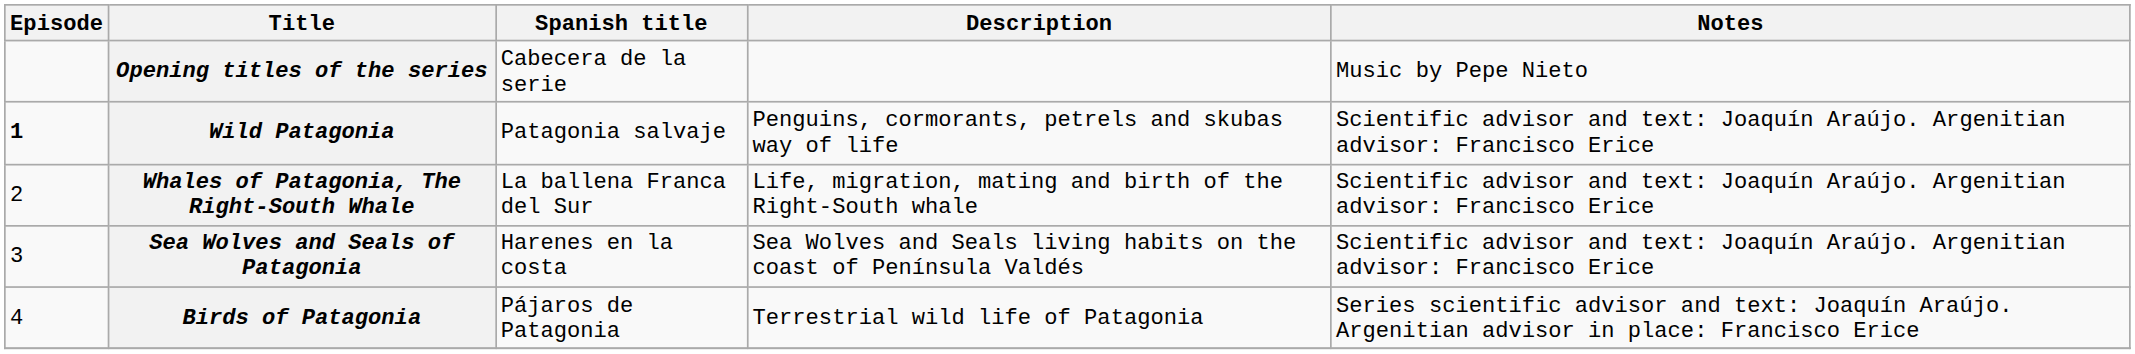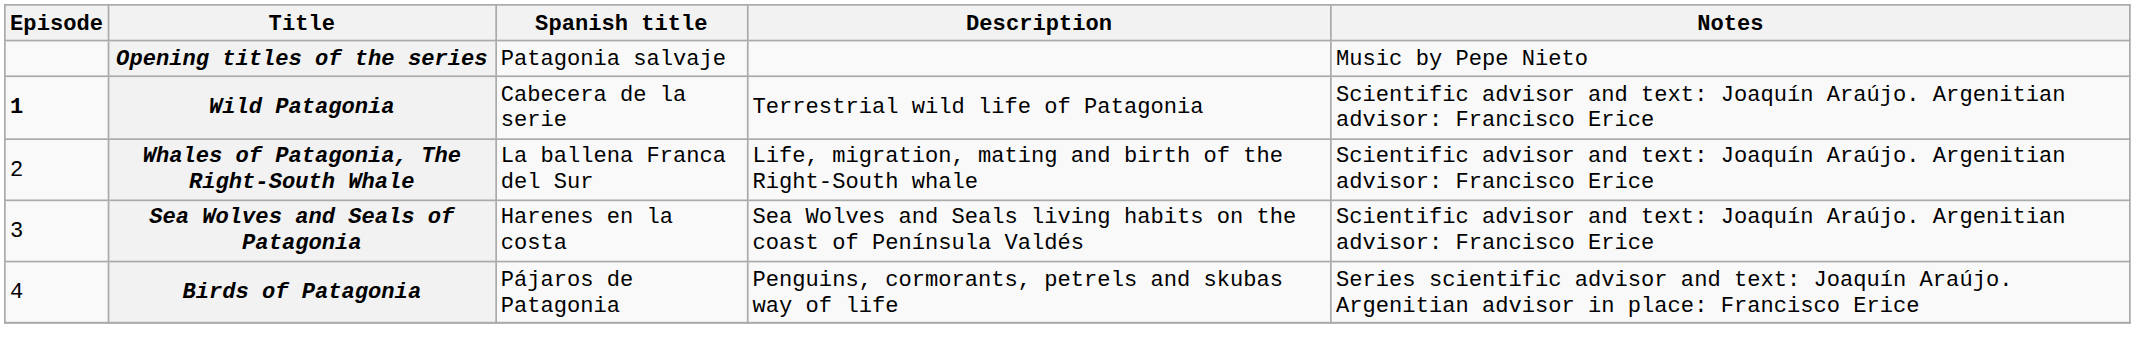(593, 72) Cabecera de la serie -> (613, 59) Patagonia salvaje
(613, 133) Patagonia salvaje -> (593, 108) Cabecera de la serie
(1018, 133) Penguins, cormorants, petrels and skubas way of life -> (978, 108) Terrestrial wild life of Patagonia
(978, 318) Terrestrial wild life of Patagonia -> (1018, 292) Penguins, cormorants, petrels and skubas way of life
